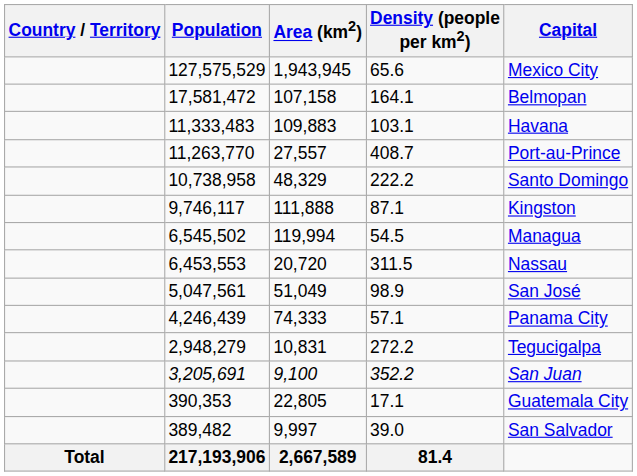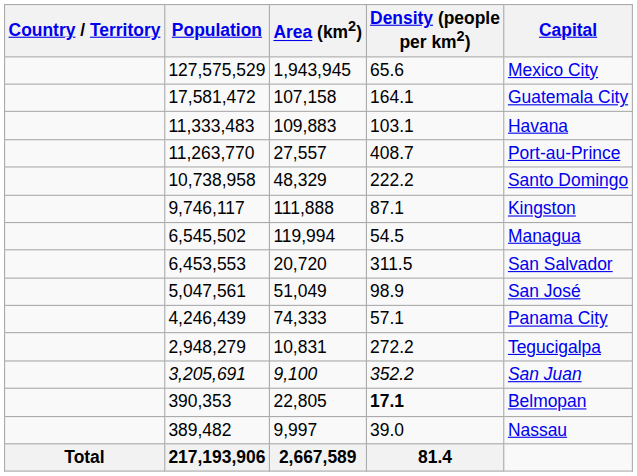(547, 97) Belmopan -> (568, 97) Guatemala City
(538, 263) Nassau -> (560, 263) San Salvador
(387, 402) normal -> (387, 402) bold
(568, 402) Guatemala City -> (547, 402) Belmopan
(560, 429) San Salvador -> (538, 429) Nassau
